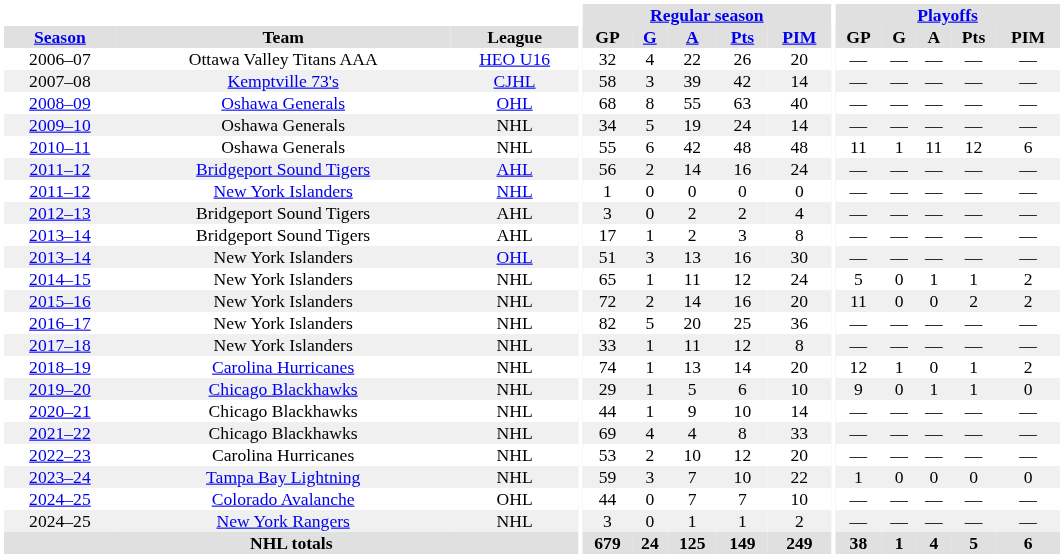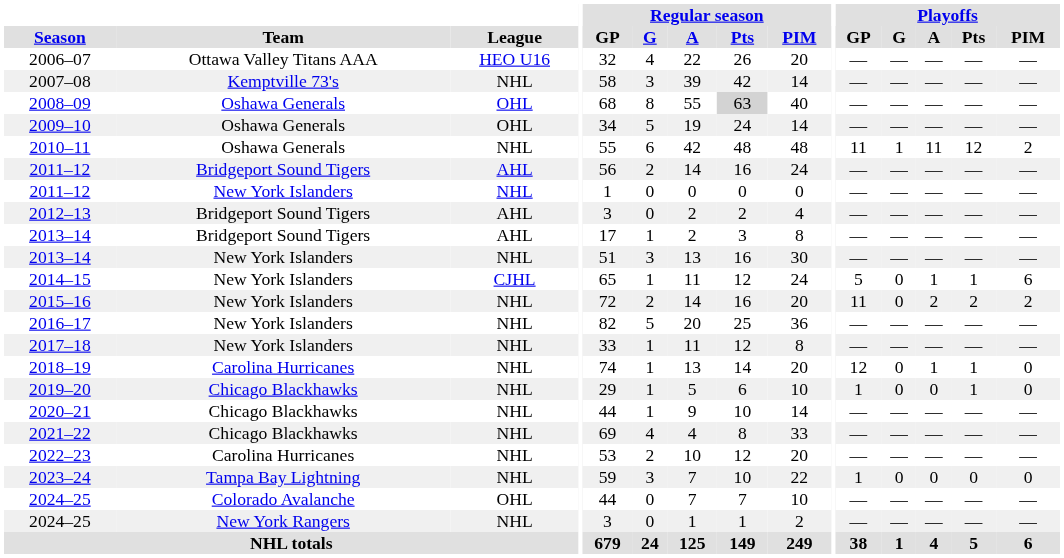(515, 80) CJHL -> (515, 80) NHL
(742, 102) no background -> (742, 102) lightgrey background
(515, 124) NHL -> (515, 124) OHL
(1028, 146) 6 -> (1028, 146) 2
(515, 256) OHL -> (515, 256) NHL
(515, 278) NHL -> (515, 278) CJHL
(1028, 278) 2 -> (1028, 278) 6
(934, 300) 0 -> (934, 300) 2
(899, 366) 1 -> (899, 366) 0
(934, 366) 0 -> (934, 366) 1
(1028, 366) 2 -> (1028, 366) 0
(858, 388) 9 -> (858, 388) 1
(934, 388) 1 -> (934, 388) 0
